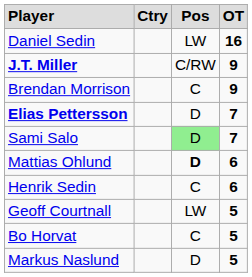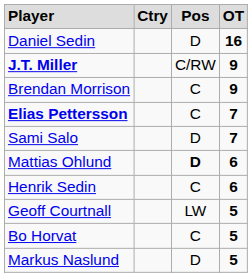(195, 41) LW -> (195, 41) D
(195, 114) D -> (195, 114) C
(195, 138) lightgreen background -> (195, 138) no background
